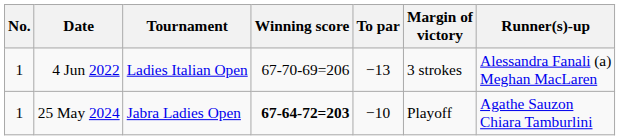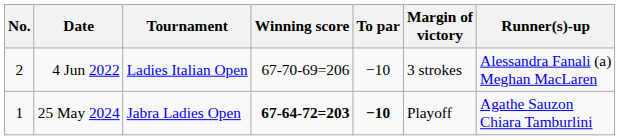(19, 69) 1 -> (19, 69) 2
(378, 69) −13 -> (378, 69) −10
(378, 113) normal -> (378, 113) bold
